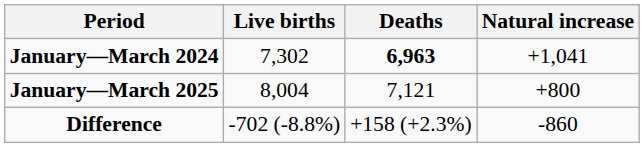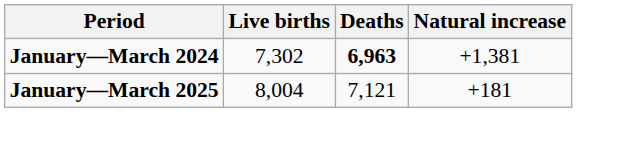(558, 55) +1,041 -> (490, 55) +1,381
(558, 90) +800 -> (490, 90) +181
- row: (114, 124)
